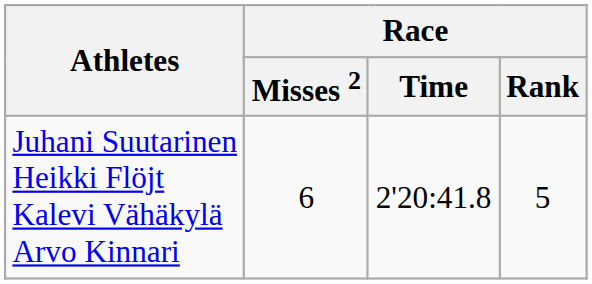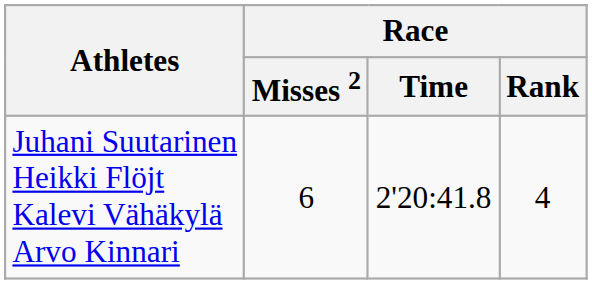(543, 197) 5 -> (543, 197) 4
